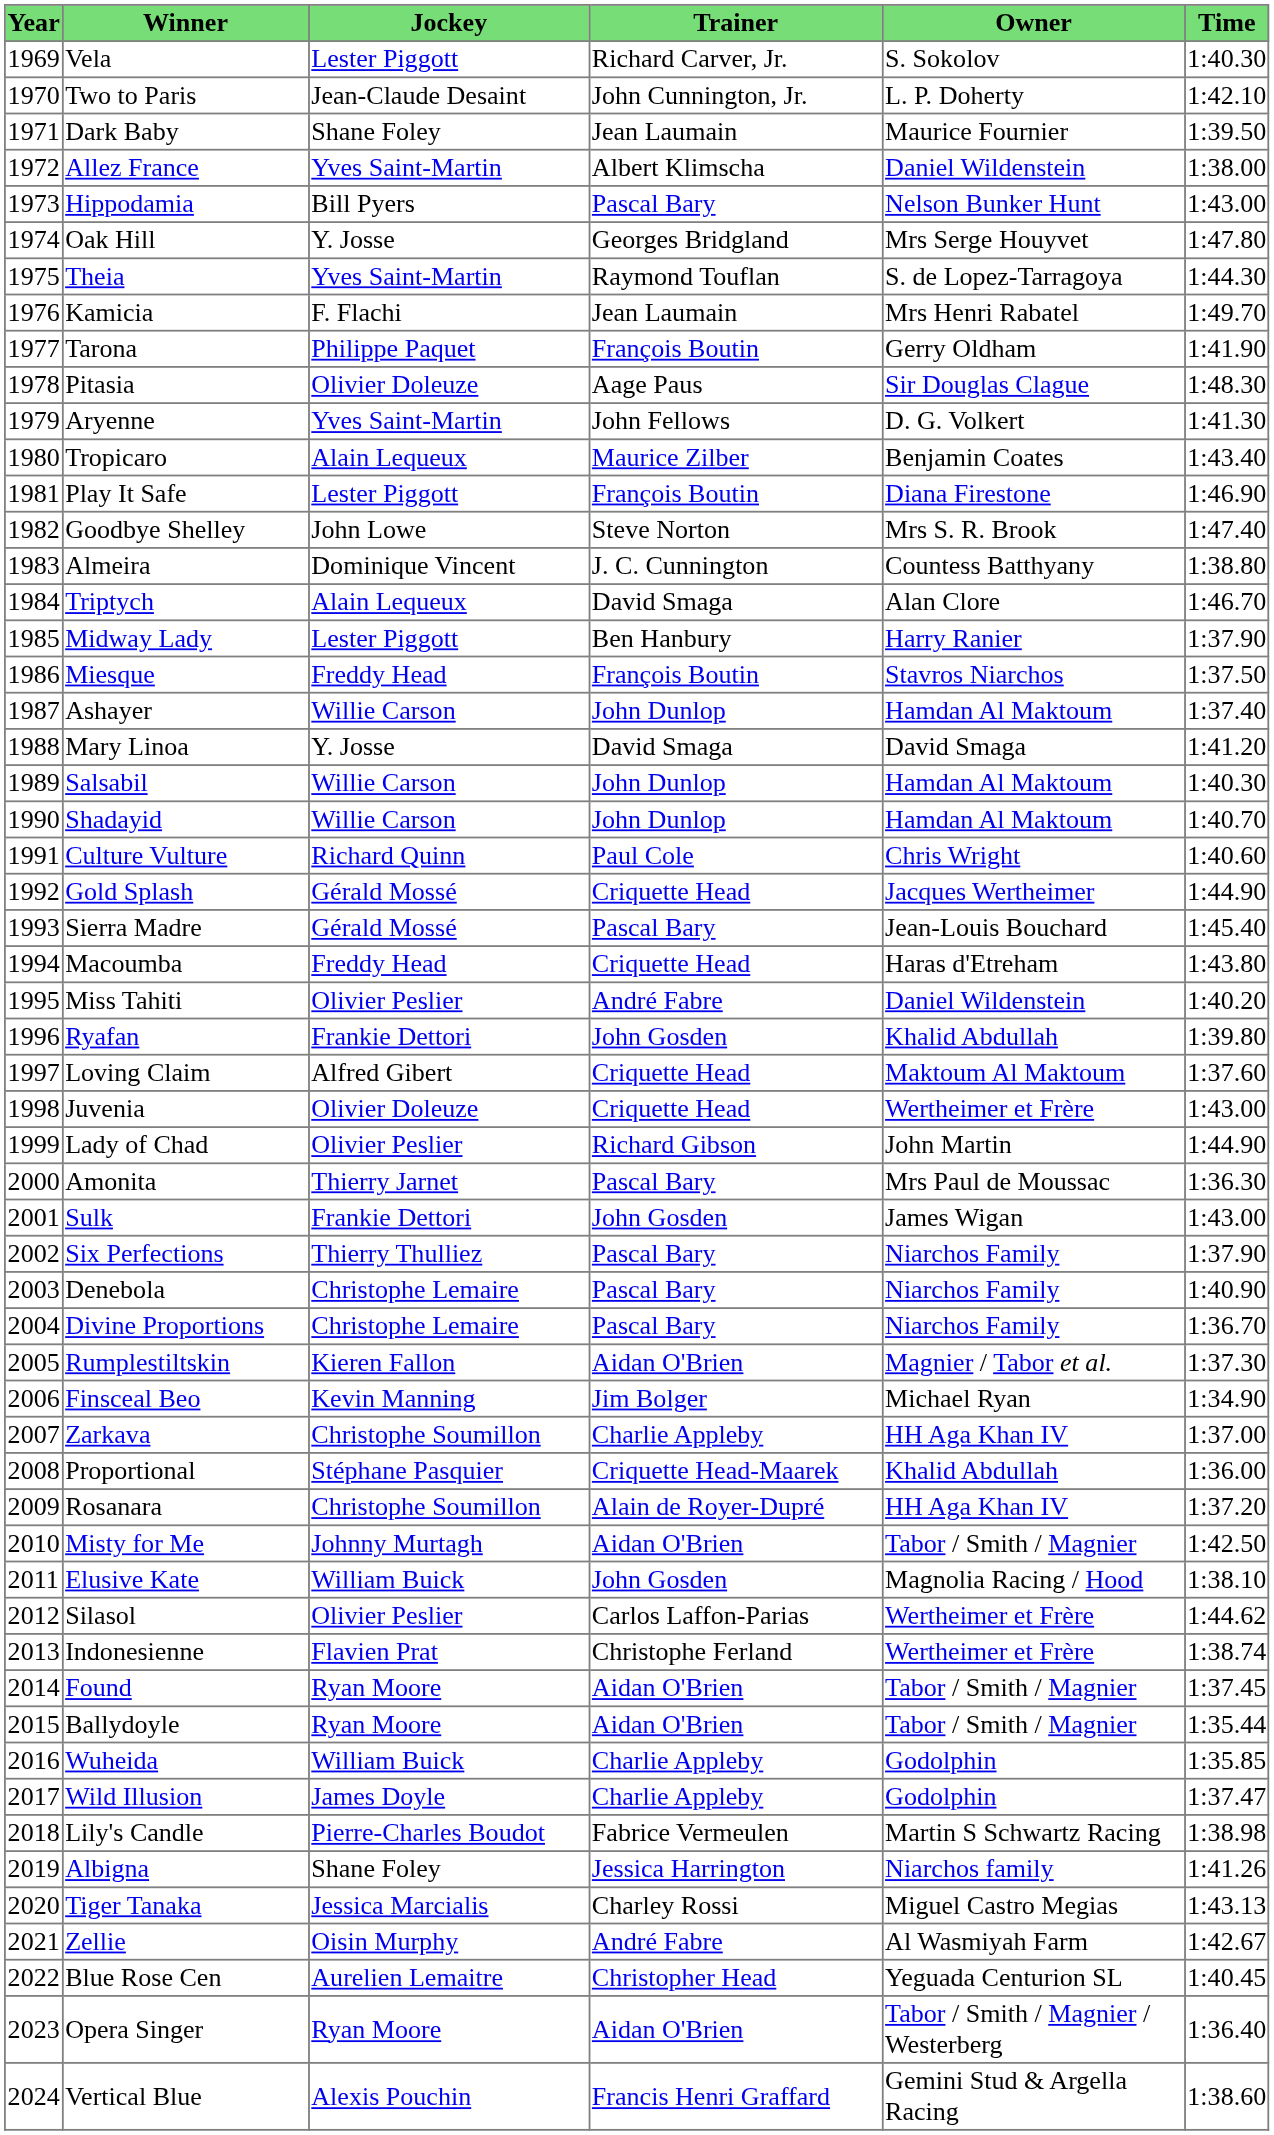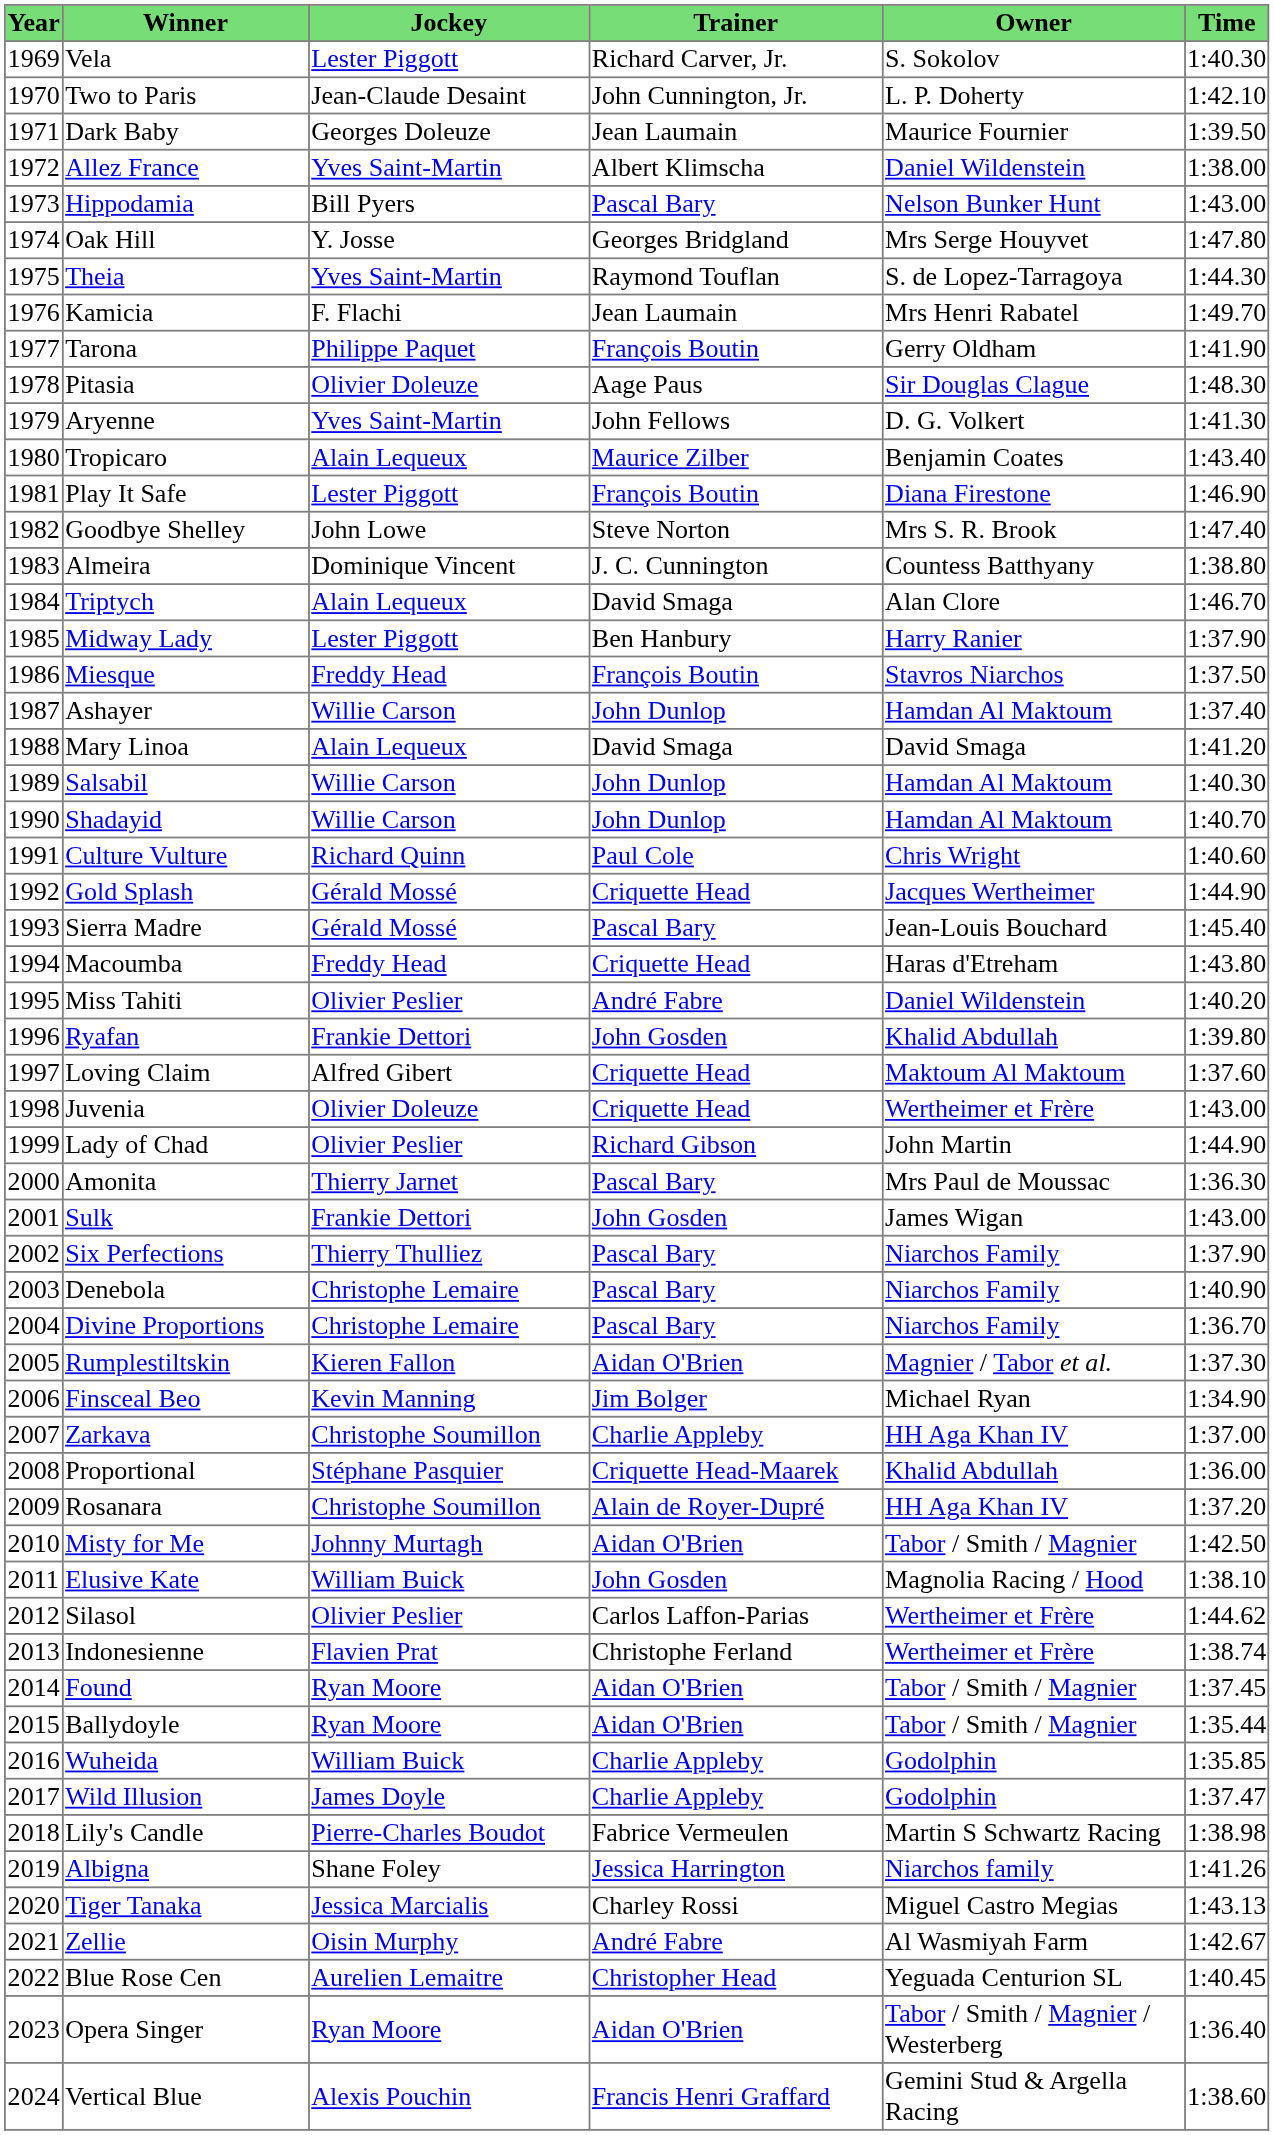(376, 131) Shane Foley -> (401, 131) Georges Doleuze
(353, 746) Y. Josse -> (389, 746) Alain Lequeux
